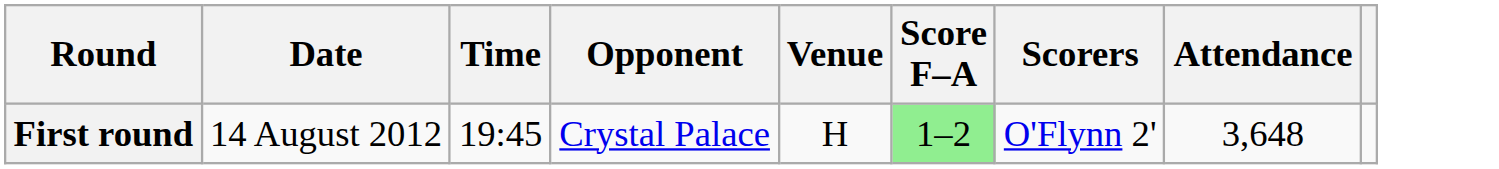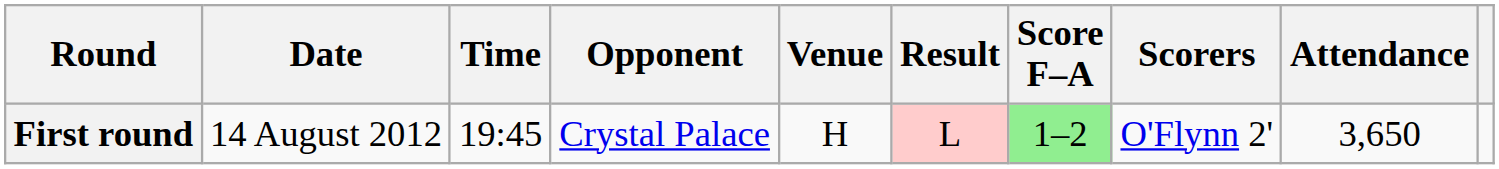+ column: (950, 54)
(1263, 132) 3,648 -> (1380, 132) 3,650
